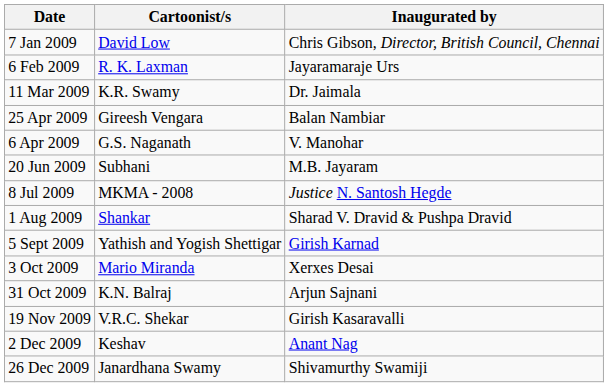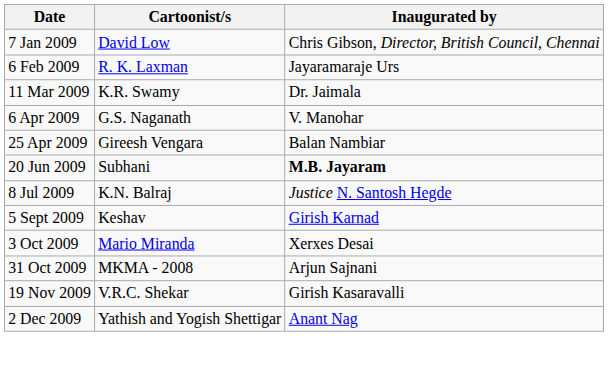rows swapped: (44, 142) <-> (48, 117)
(333, 167) normal -> (337, 167) bold
(146, 192) MKMA - 2008 -> (135, 192) K.N. Balraj
- row: (45, 218)
(190, 243) Yathish and Yogish Shettigar -> (122, 218) Keshav
(135, 293) K.N. Balraj -> (146, 268) MKMA - 2008
(122, 343) Keshav -> (190, 318) Yathish and Yogish Shettigar
- row: (49, 368)
